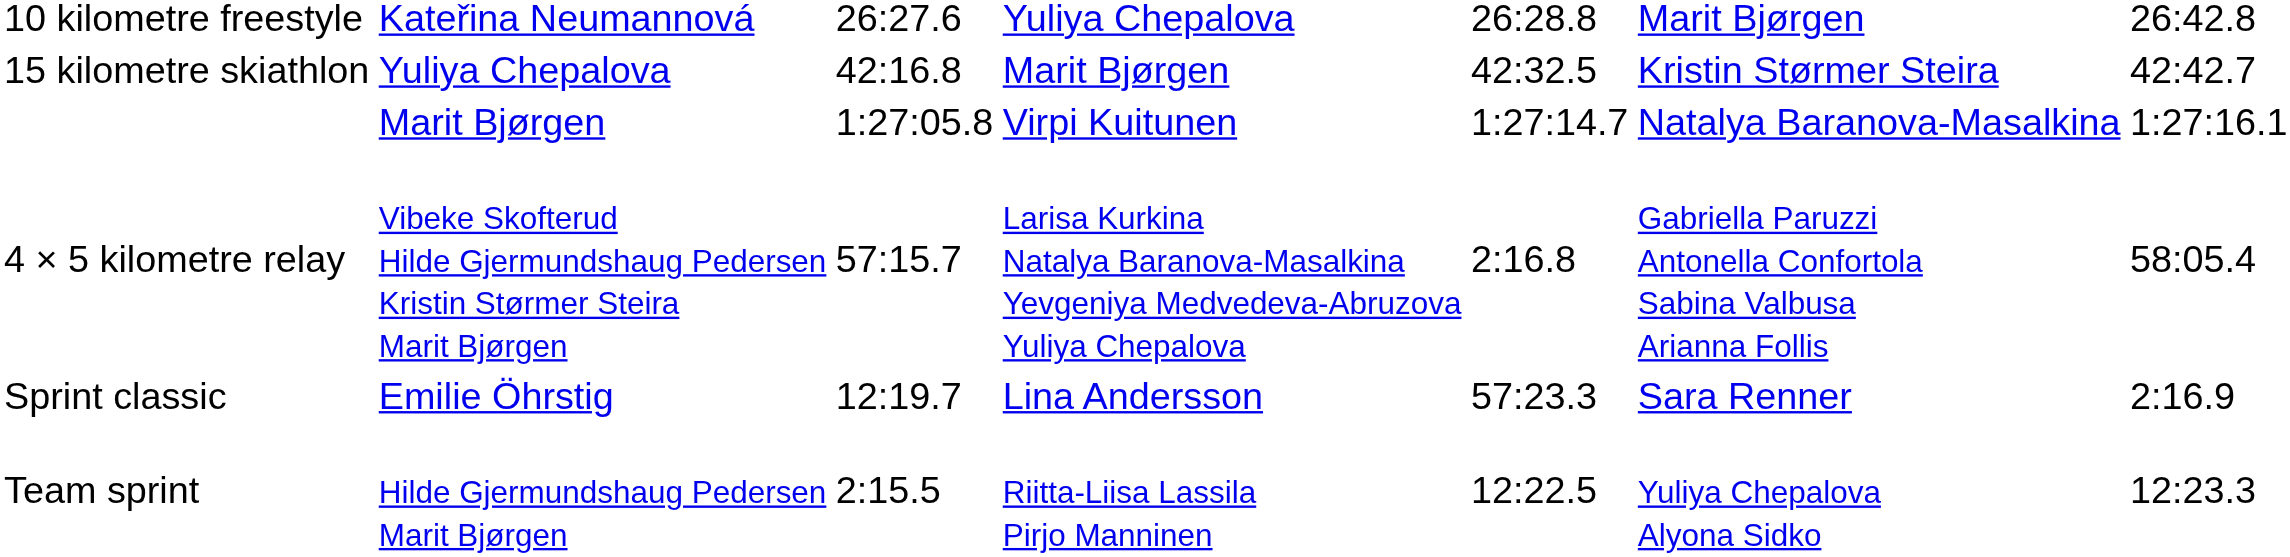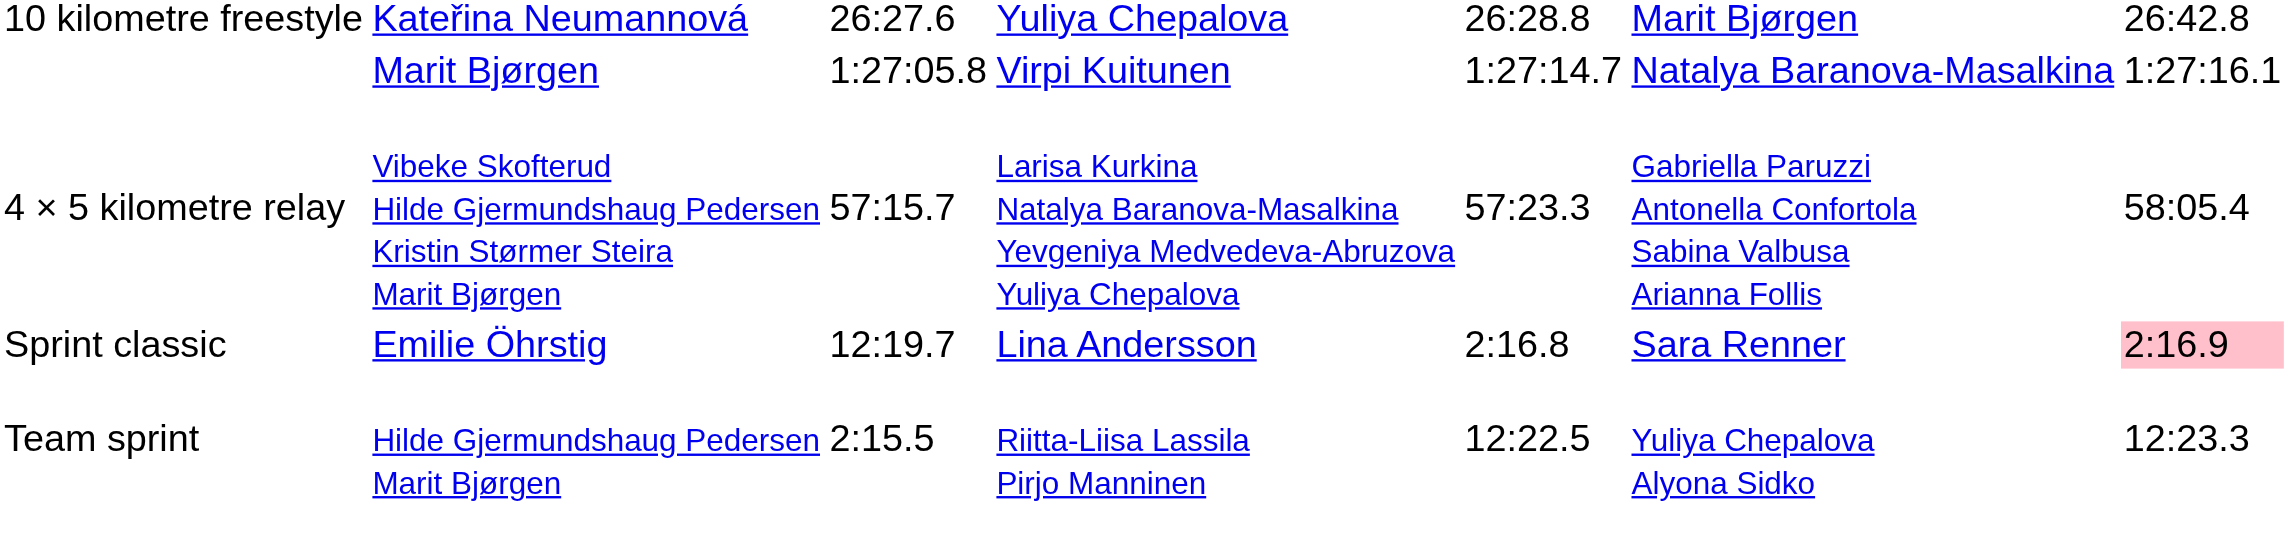- row: (187, 70)
(1523, 259) 2:16.8 -> (1528, 207) 57:23.3
(1534, 396) 57:23.3 -> (1517, 344) 2:16.8
(2182, 396) no background -> (2176, 344) pink background
